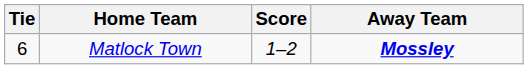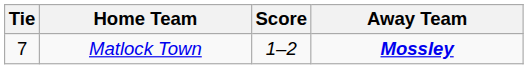(22, 48) 6 -> (22, 48) 7
